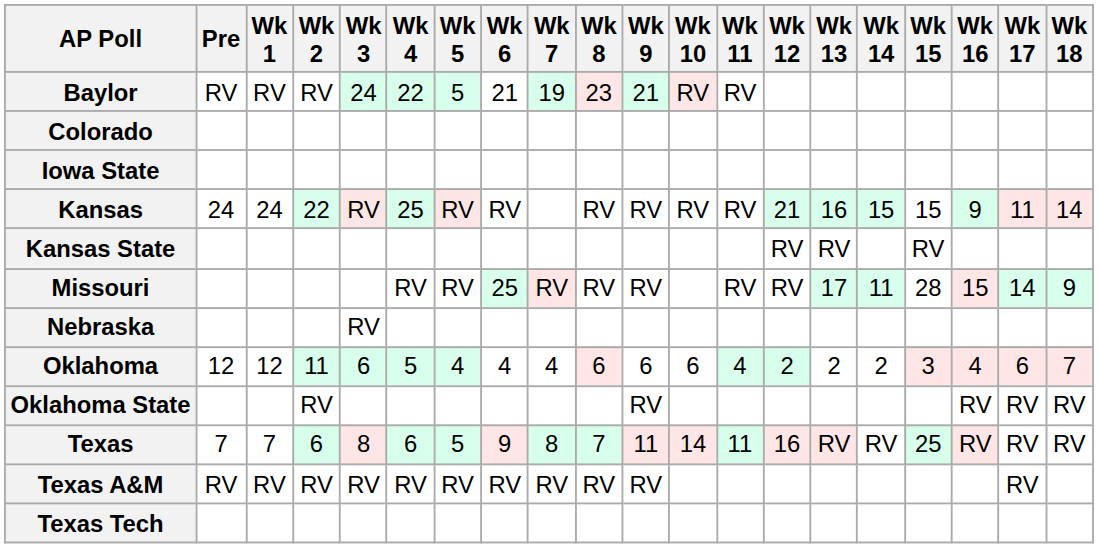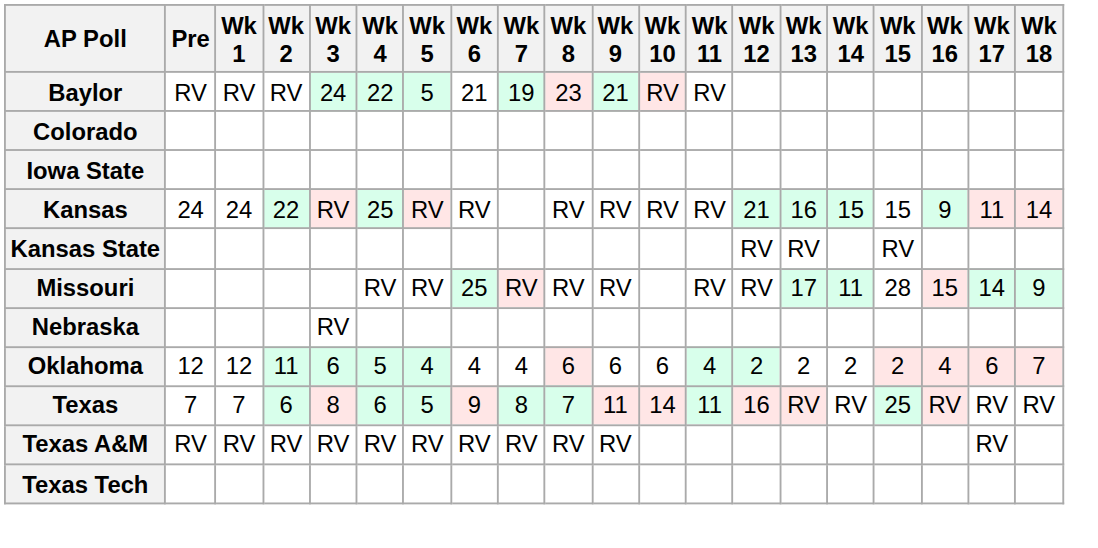(928, 366) 3 -> (898, 366) 2
- row: (101, 405)
